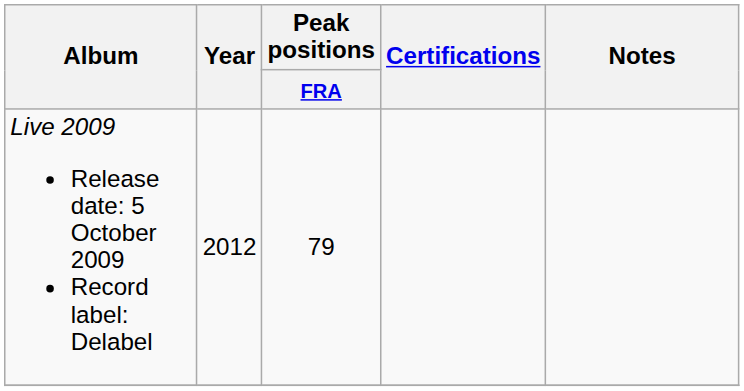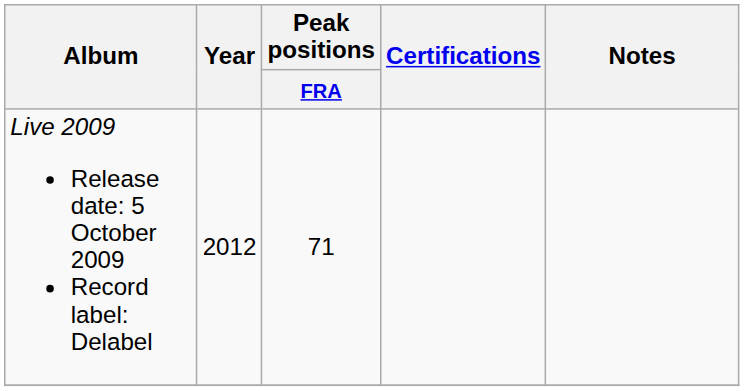(321, 246) 79 -> (321, 246) 71
